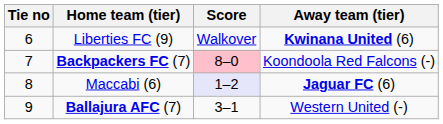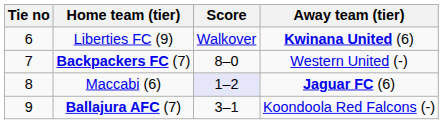(227, 61) pink background -> (227, 61) no background
(349, 61) Koondoola Red Falcons (-) -> (349, 61) Western United (-)
(349, 107) Western United (-) -> (349, 107) Koondoola Red Falcons (-)
